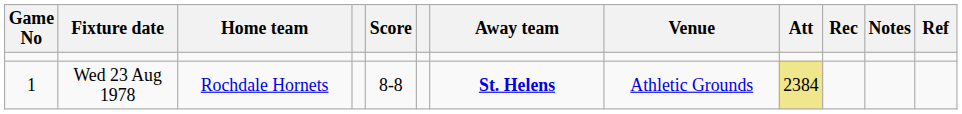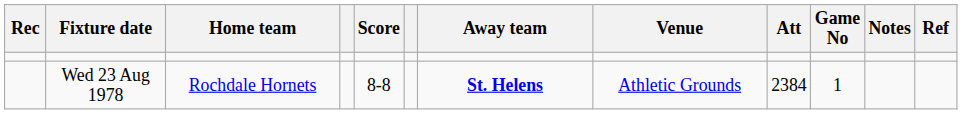columns swapped: (31, 28) <-> (844, 28)
(801, 84) khaki background -> (789, 84) no background
